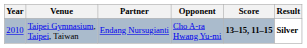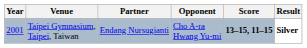(15, 31) 2010 -> (15, 31) 2001
